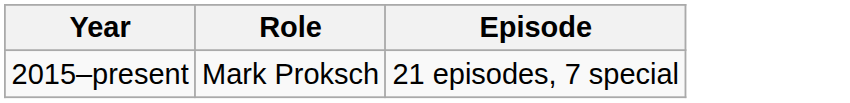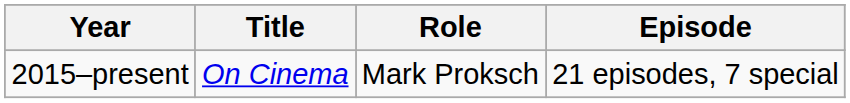+ column: (275, 27)
